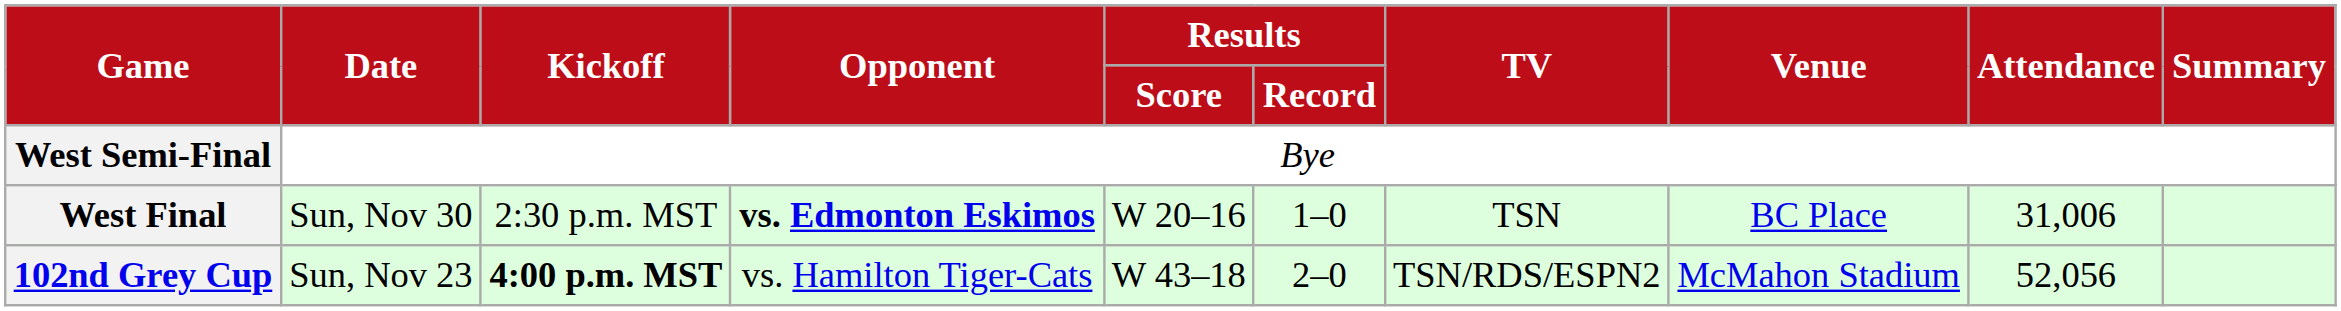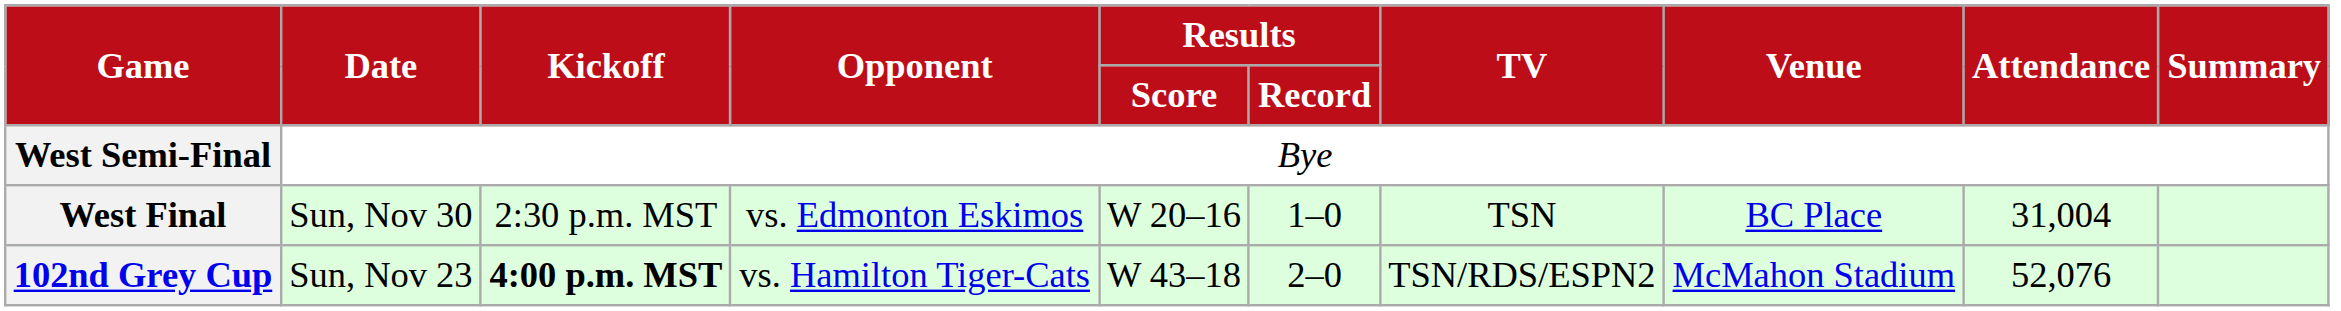(917, 215) bold -> (915, 215) normal
(2066, 215) 31,006 -> (2061, 215) 31,004
(2066, 275) 52,056 -> (2061, 275) 52,076
